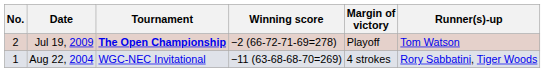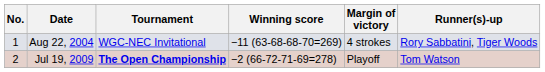rows swapped: (61, 59) <-> (64, 42)
